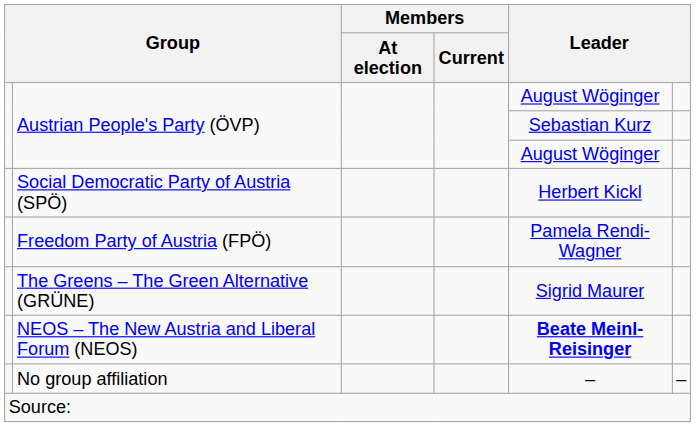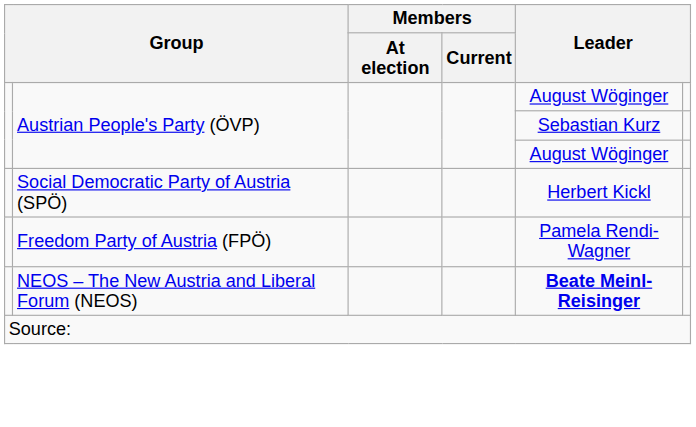- row: (9, 291)
- row: (9, 379)
